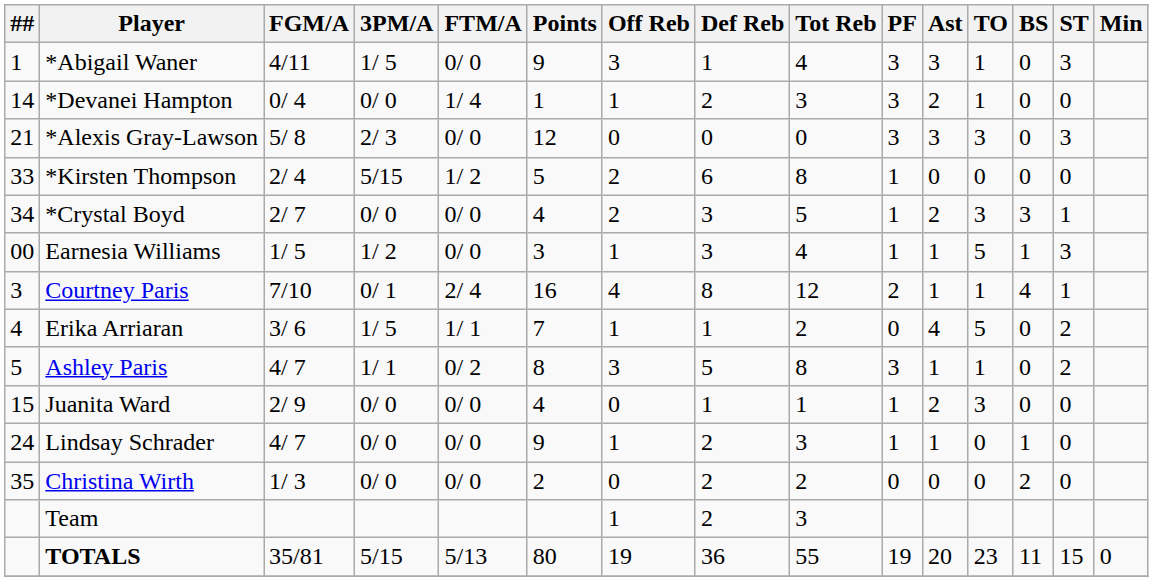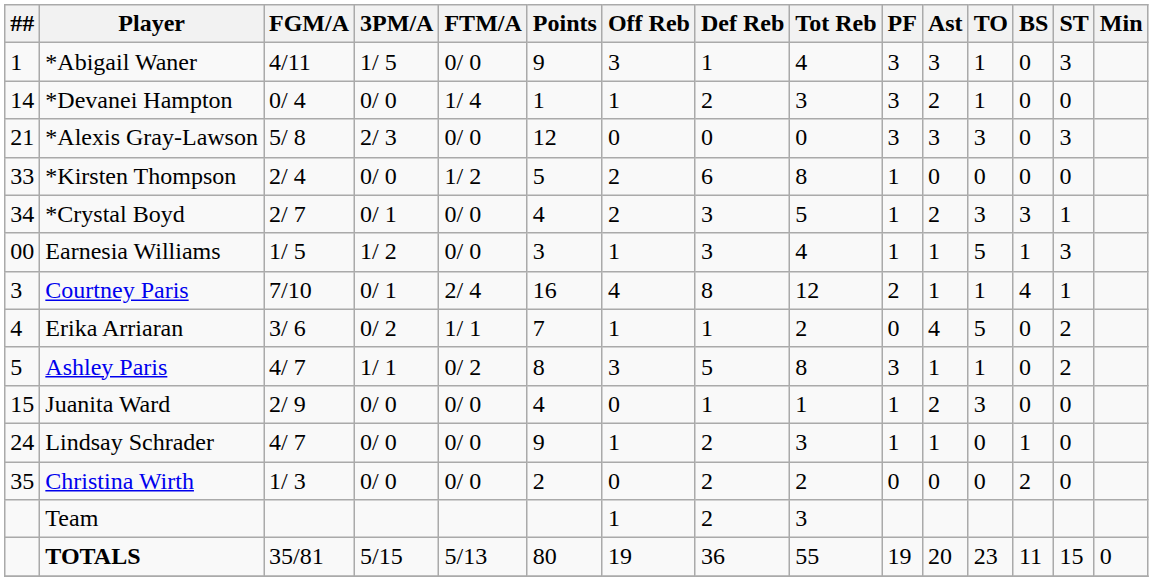(381, 175) 5/15 -> (378, 175) 0/ 0
(378, 213) 0/ 0 -> (378, 213) 0/ 1
(378, 328) 1/ 5 -> (378, 328) 0/ 2
